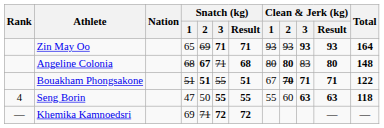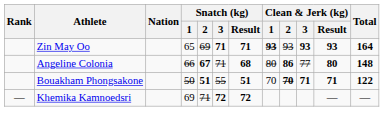(271, 47) normal -> (271, 47) bold
(189, 64) 68 -> (189, 64) 66
(288, 64) 80 -> (288, 64) 86
(305, 64) 83 -> (305, 64) 77
(189, 81) 51 -> (189, 81) 50
(271, 81) 67 -> (271, 81) 70
- row: (61, 98)
